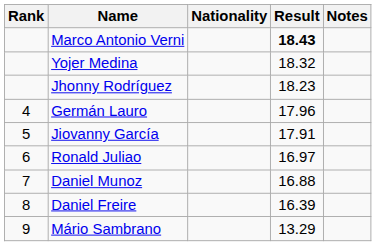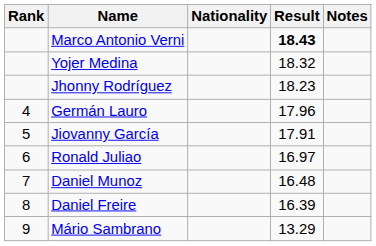(297, 181) 16.88 -> (297, 181) 16.48
